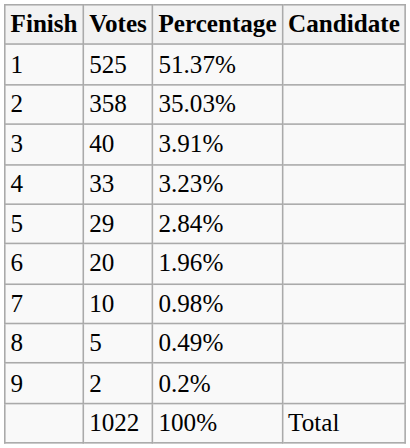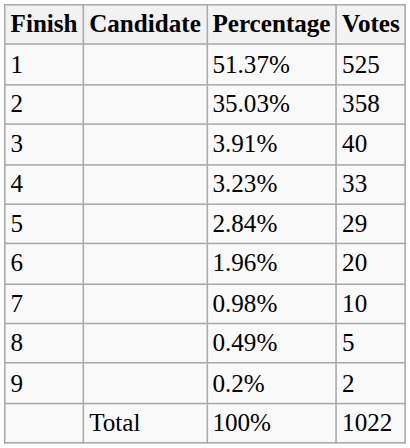columns swapped: (344, 24) <-> (118, 24)
